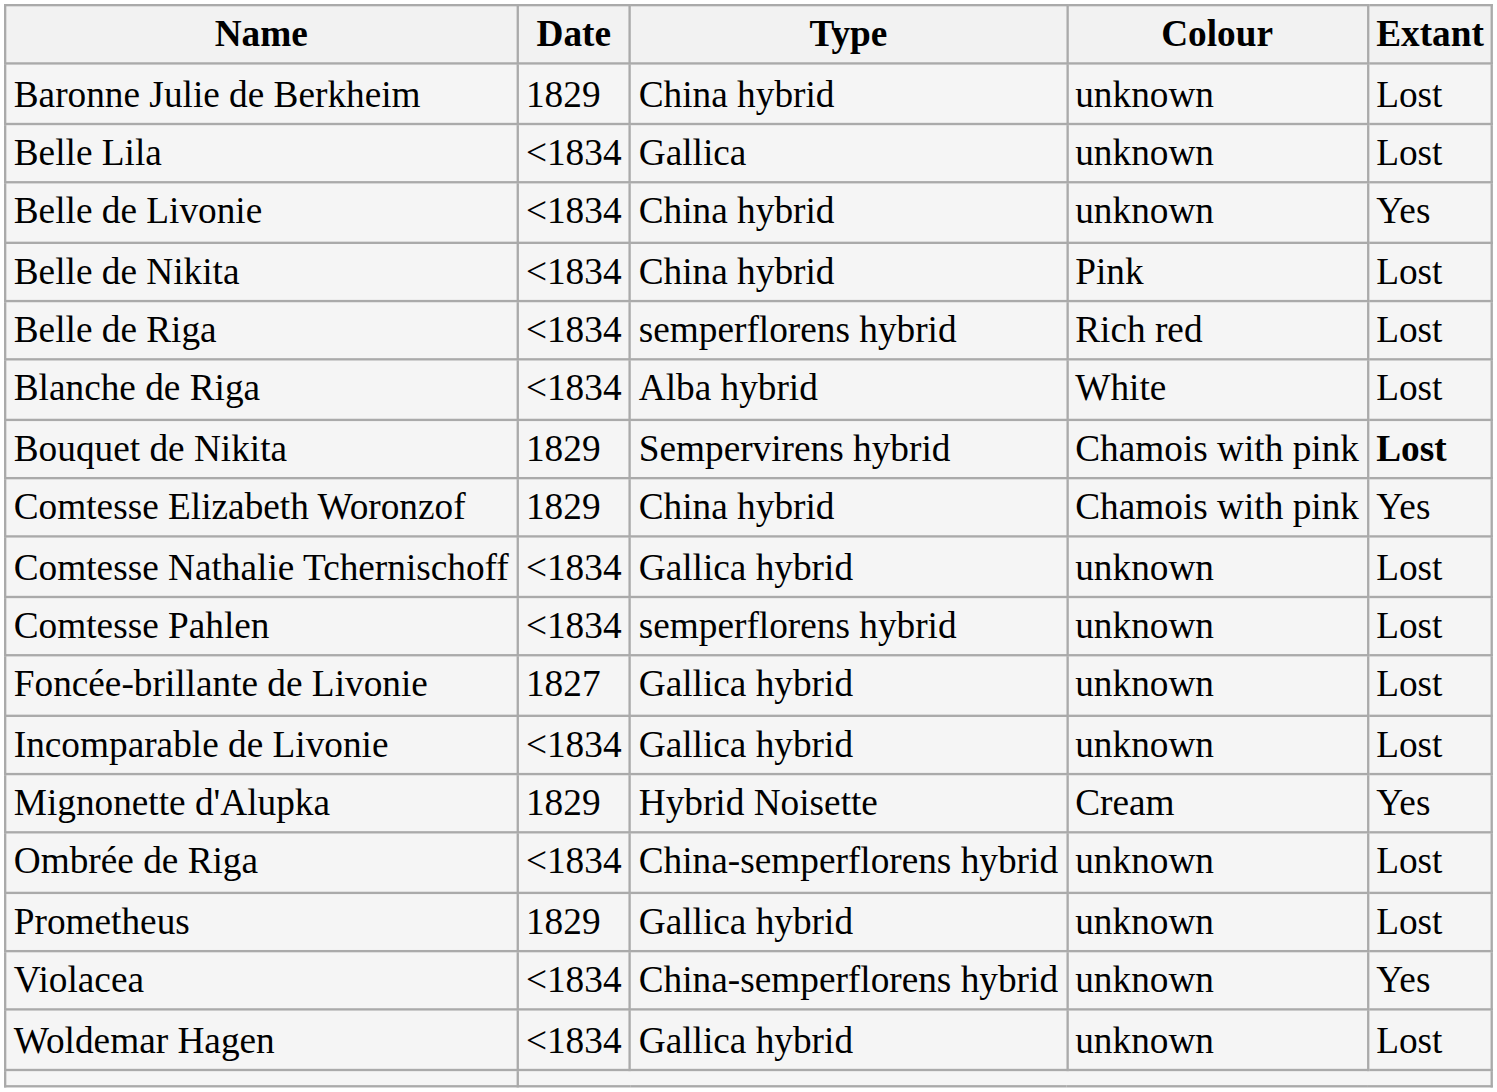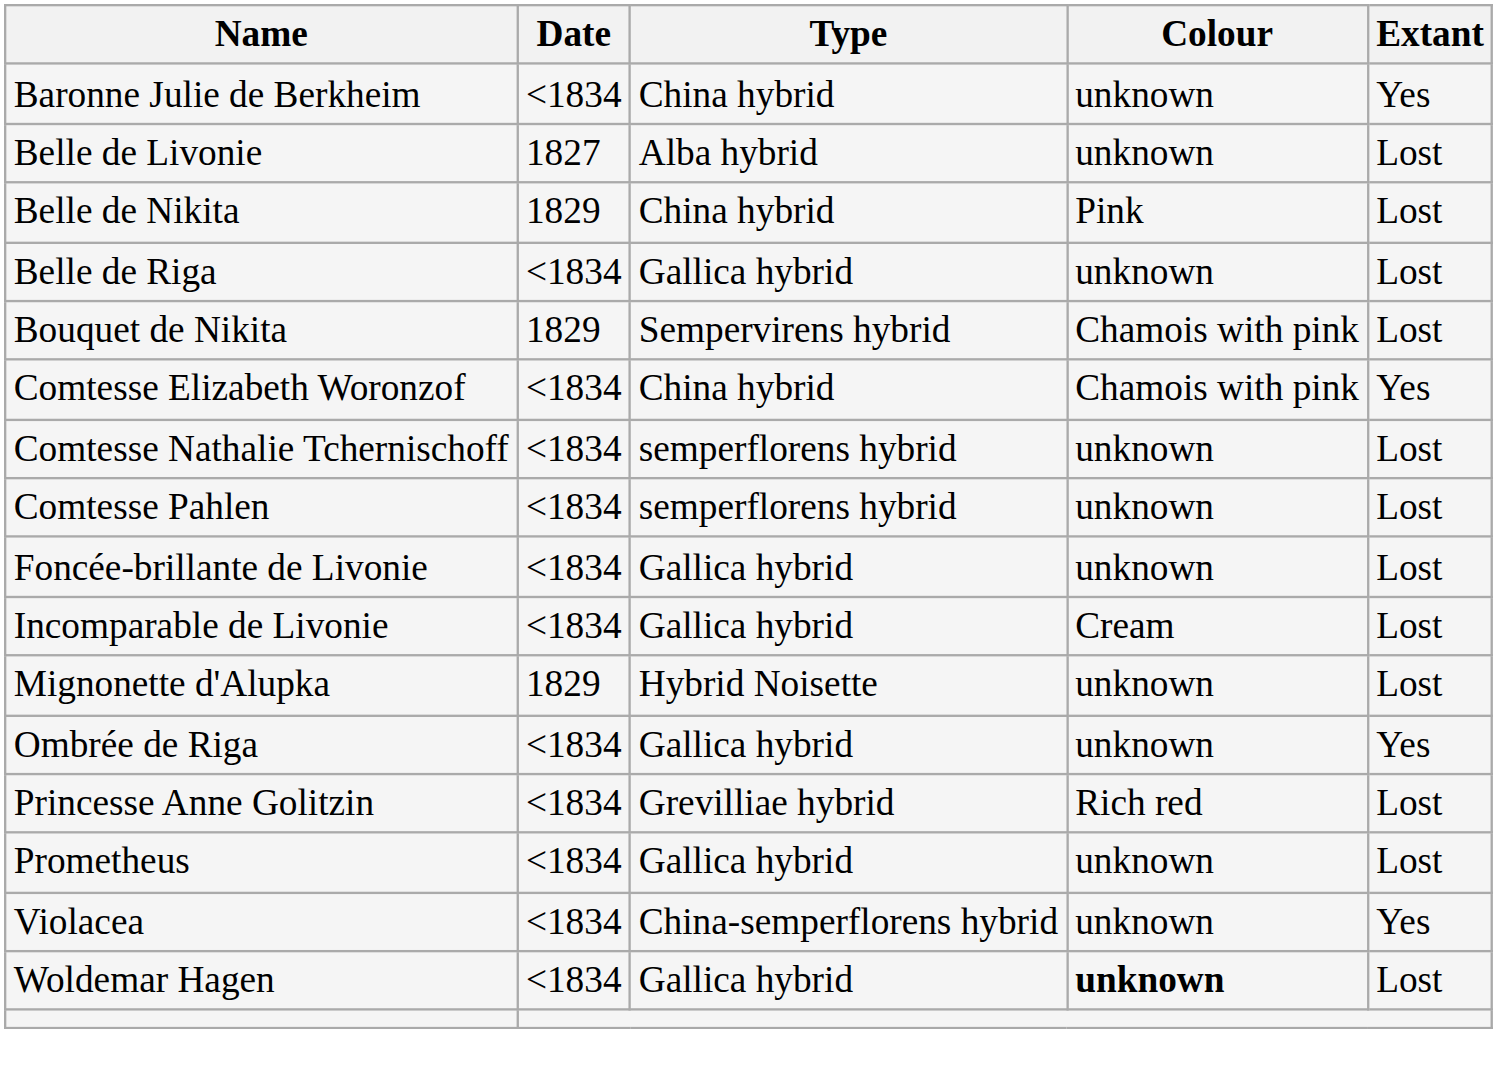(563, 93) 1829 -> (574, 93) <1834
(1409, 93) Lost -> (1403, 93) Yes
- row: (88, 152)
(574, 211) <1834 -> (563, 152) 1827
(737, 211) China hybrid -> (728, 152) Alba hybrid
(1403, 211) Yes -> (1409, 152) Lost
(574, 270) <1834 -> (563, 211) 1829
(798, 329) semperflorens hybrid -> (746, 270) Gallica hybrid
(1139, 329) Rich red -> (1145, 270) unknown
- row: (137, 388)
(1411, 447) bold -> (1409, 329) normal
(563, 507) 1829 -> (574, 388) <1834
(746, 566) Gallica hybrid -> (798, 447) semperflorens hybrid
(563, 684) 1827 -> (574, 566) <1834
(1145, 743) unknown -> (1125, 625) Cream
(1125, 802) Cream -> (1145, 684) unknown
(1403, 802) Yes -> (1409, 684) Lost
(848, 861) China-semperflorens hybrid -> (746, 743) Gallica hybrid
(1409, 861) Lost -> (1403, 743) Yes
+ row: (194, 802)
(563, 920) 1829 -> (574, 861) <1834
(1145, 1039) normal -> (1150, 980) bold
